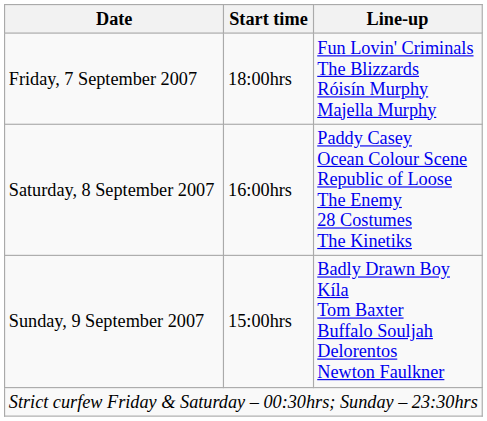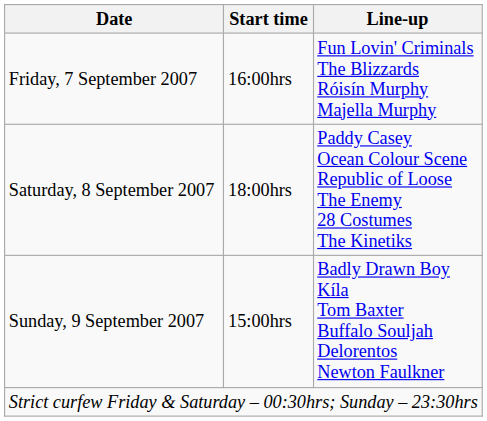(260, 78) 18:00hrs -> (260, 78) 16:00hrs
(260, 189) 16:00hrs -> (260, 189) 18:00hrs
